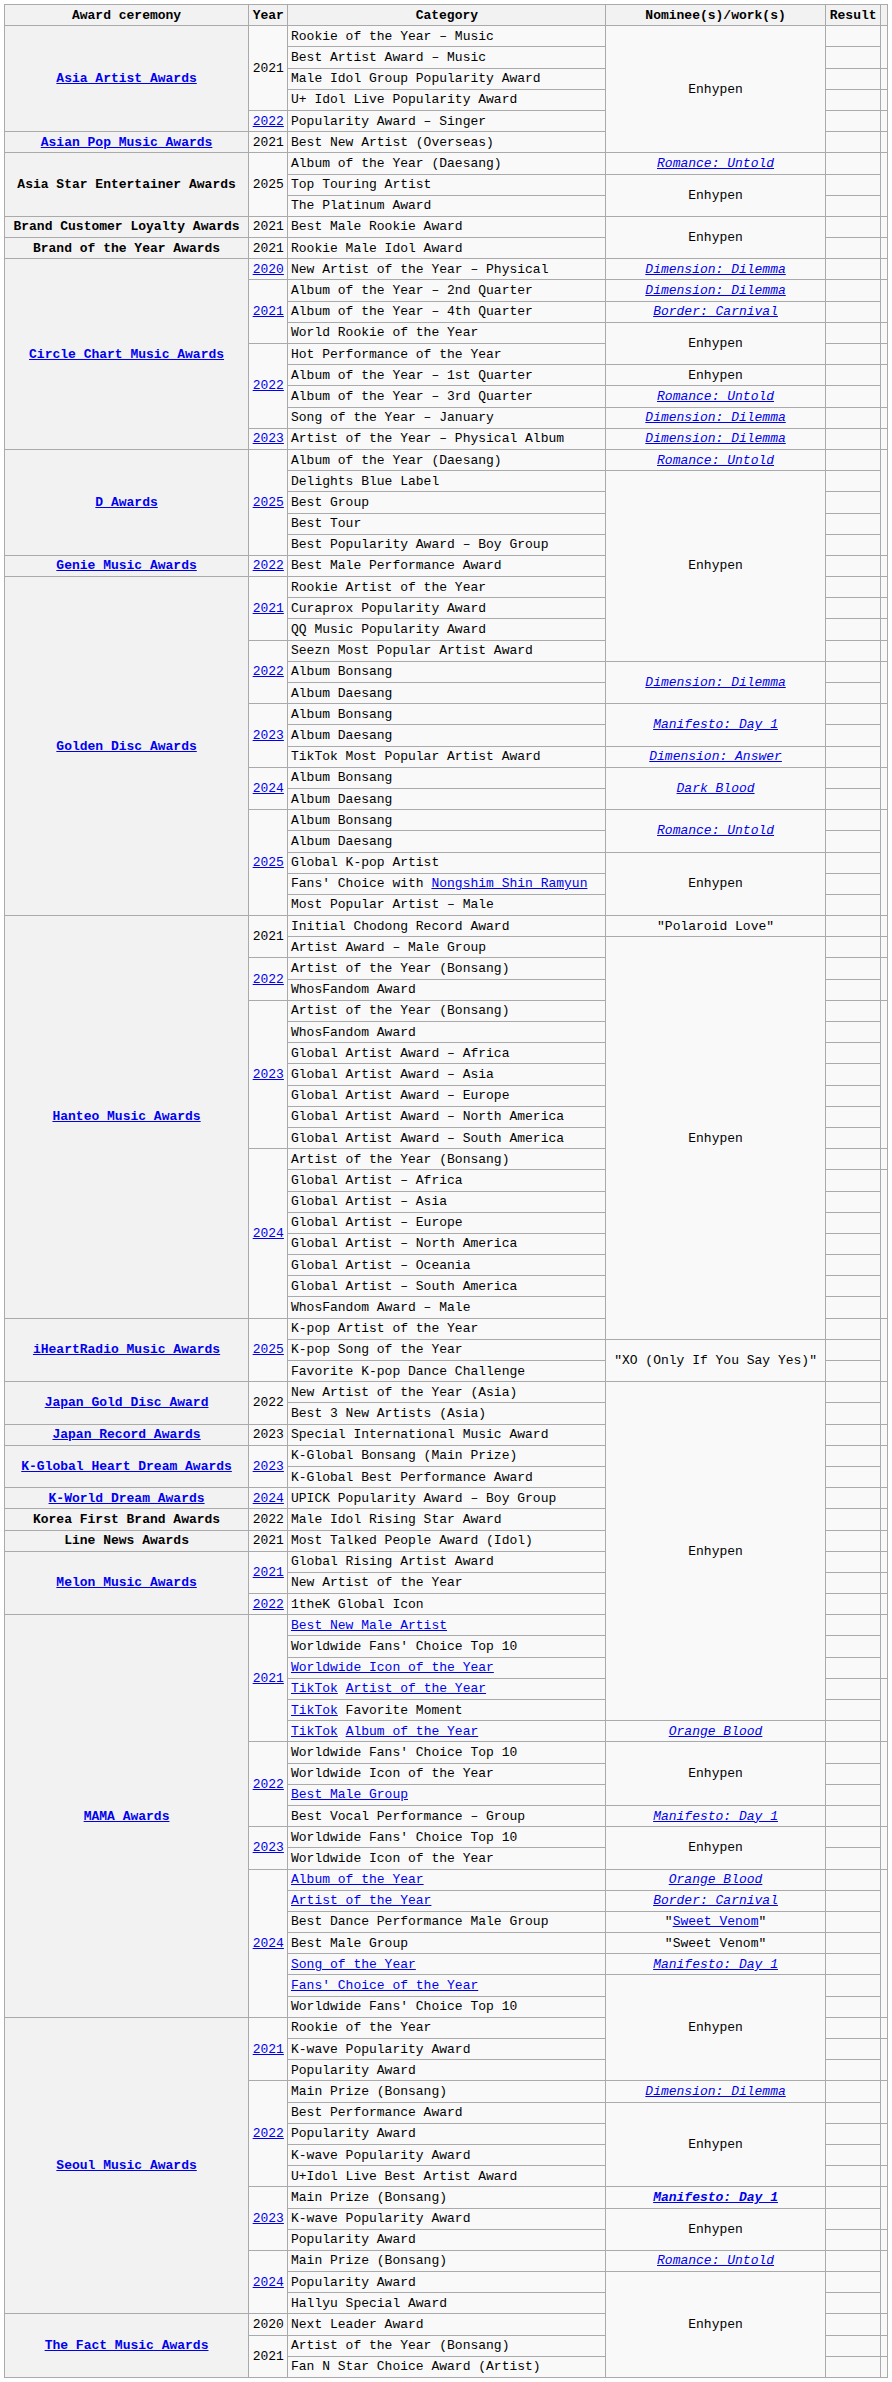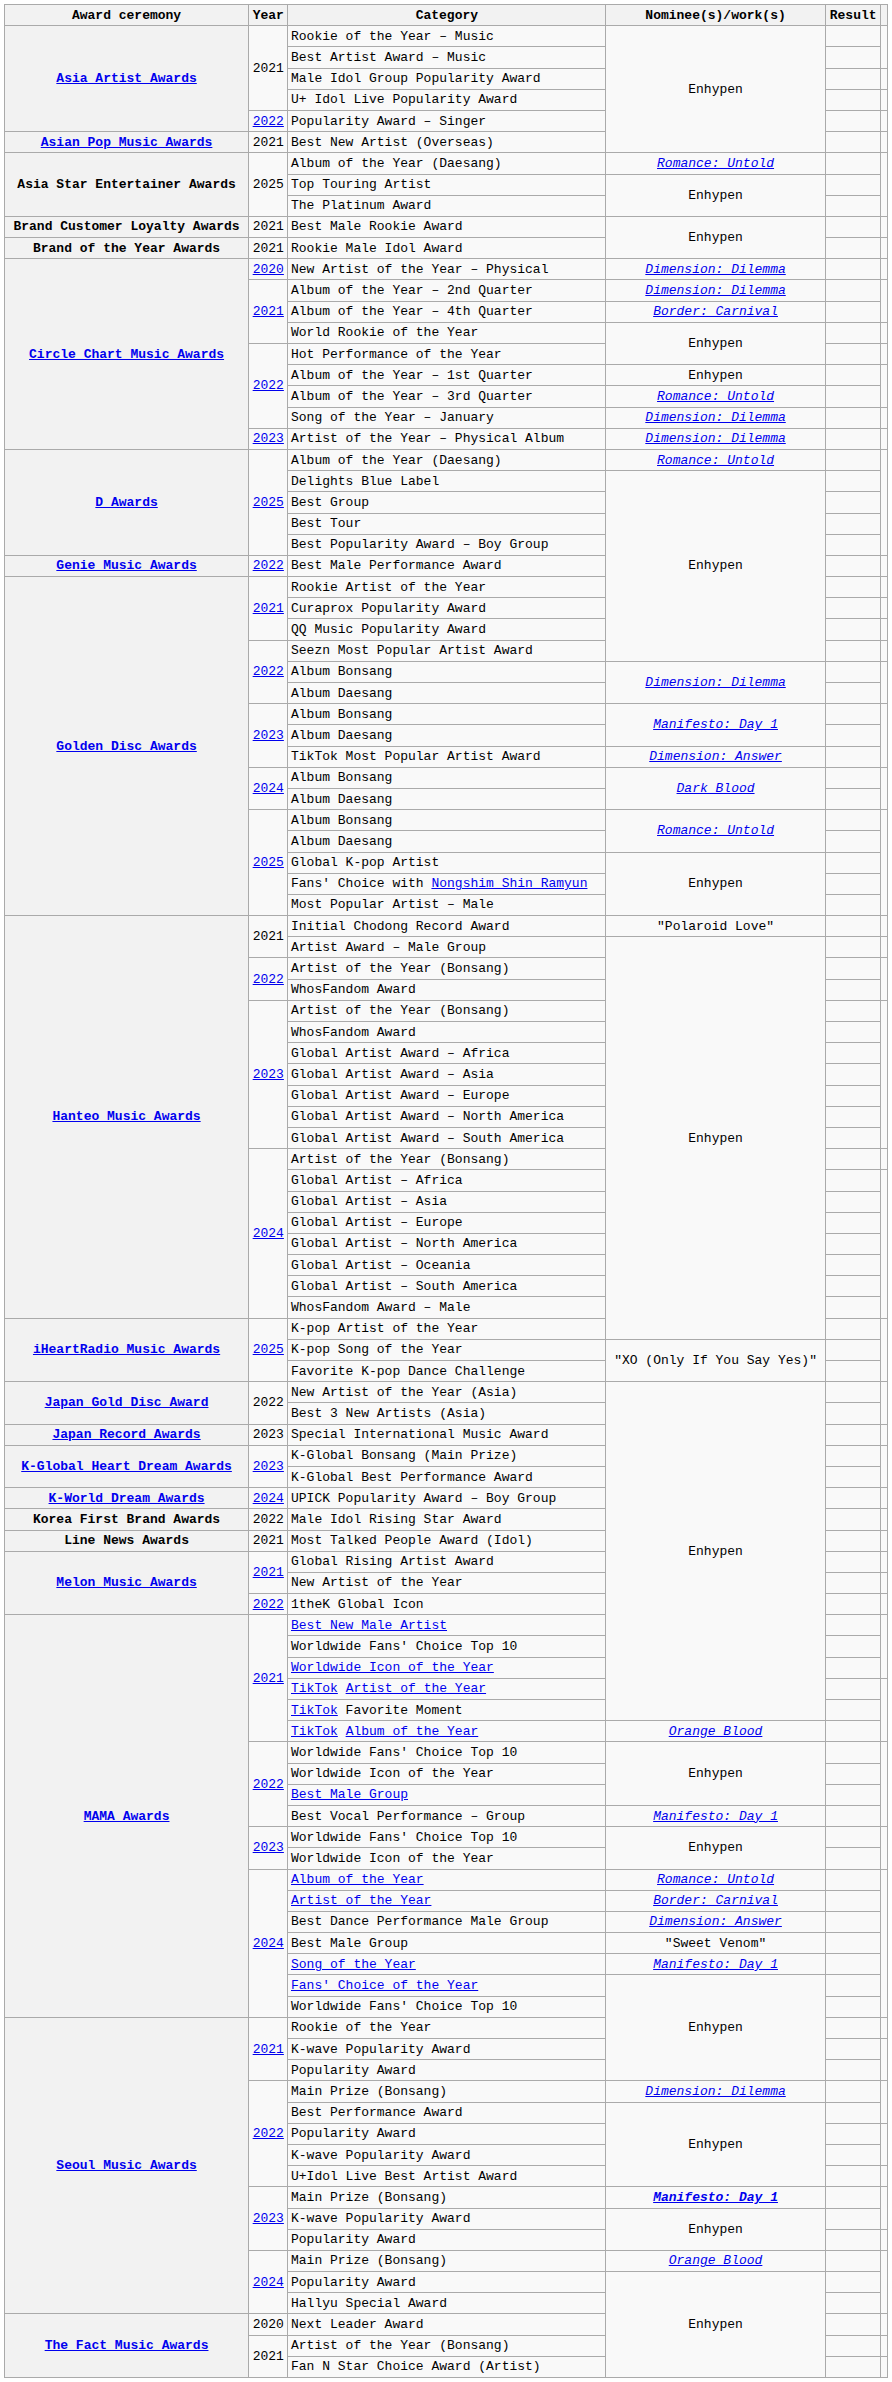(716, 1880) Orange Blood -> (716, 1880) Romance: Untold
(716, 1922) "Sweet Venom" -> (716, 1922) Dimension: Answer
(716, 2261) Romance: Untold -> (716, 2261) Orange Blood
